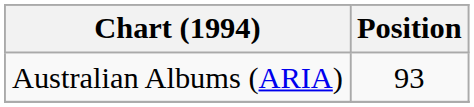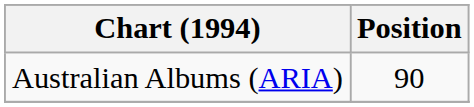(409, 76) 93 -> (409, 76) 90
